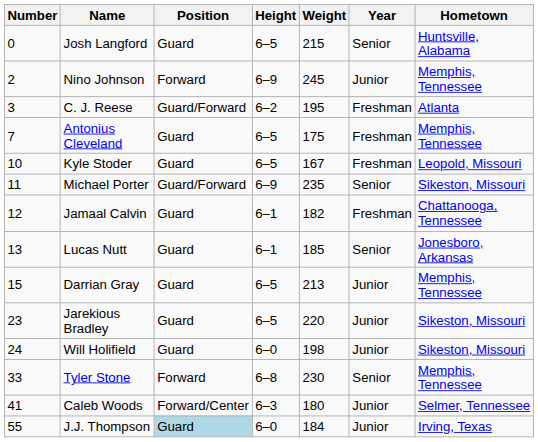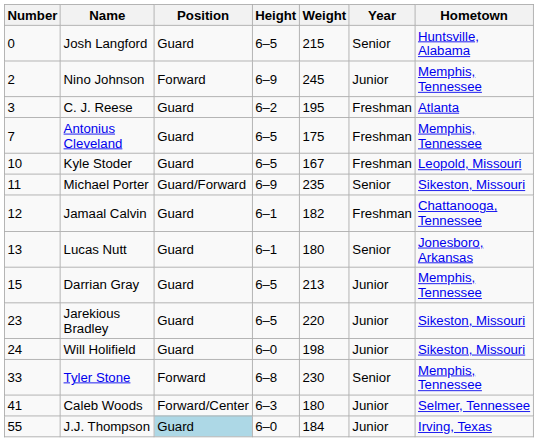(202, 107) Guard/Forward -> (176, 107) Guard
(313, 249) 185 -> (313, 249) 180
